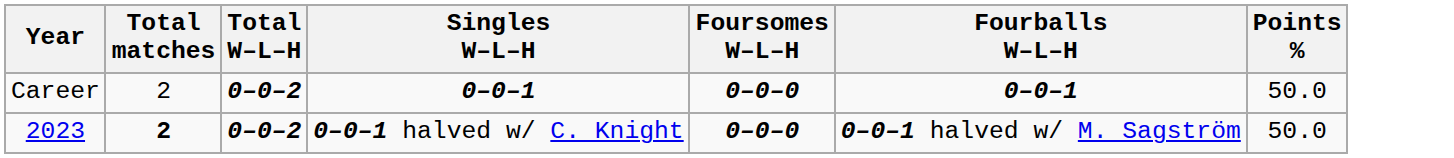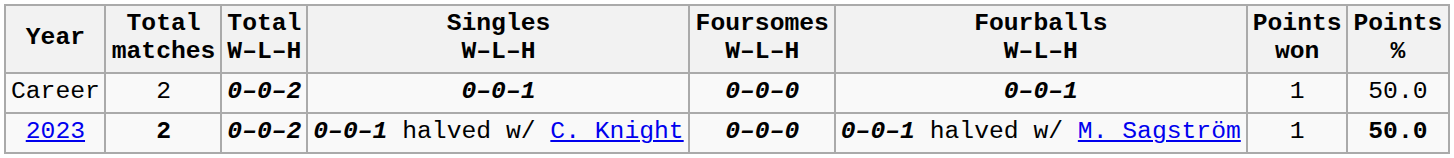+ column: (1297, 39)
(1297, 133) normal -> (1398, 133) bold
